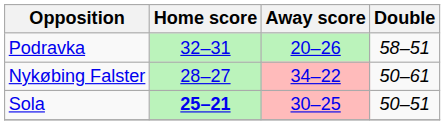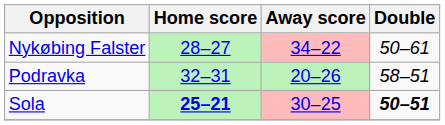rows swapped: (77, 76) <-> (47, 47)
(405, 104) normal -> (405, 104) bold
